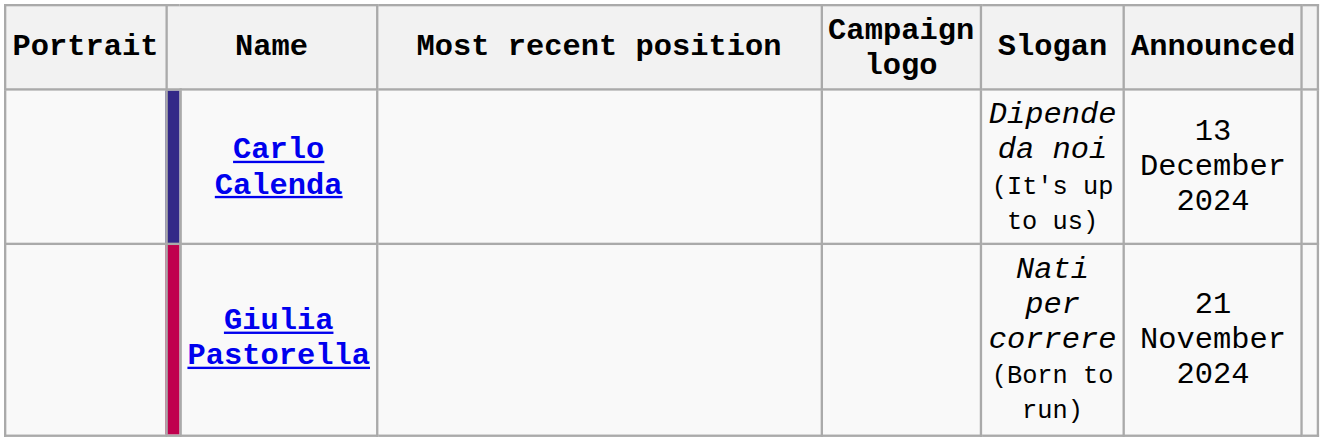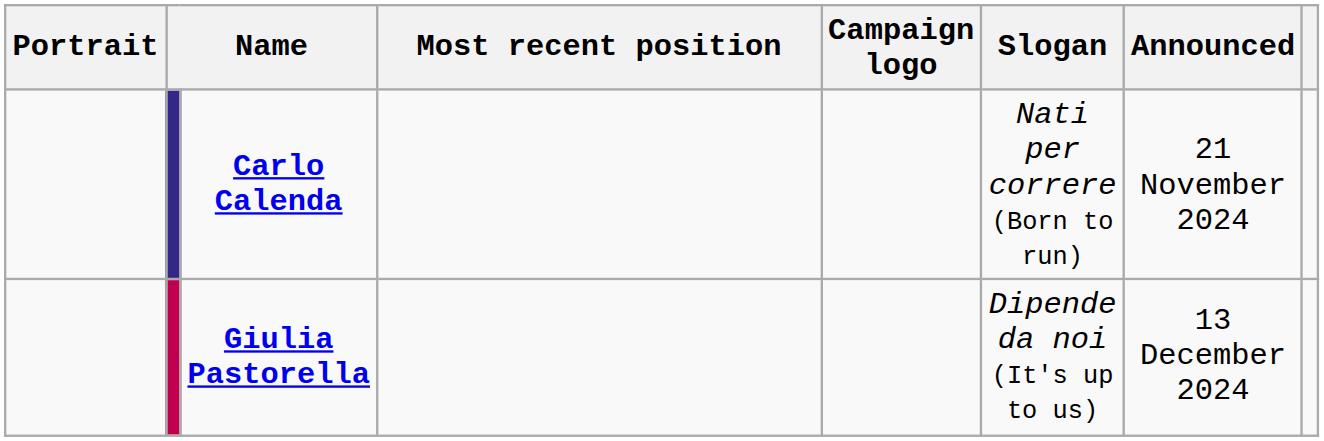(1053, 166) Dipende da noi (It's up to us) -> (1053, 184) Nati per correre (Born to run)
(1213, 167) 13 December 2024 -> (1213, 185) 21 November 2024
(1053, 339) Nati per correre (Born to run) -> (1053, 356) Dipende da noi (It's up to us)
(1213, 340) 21 November 2024 -> (1213, 357) 13 December 2024
